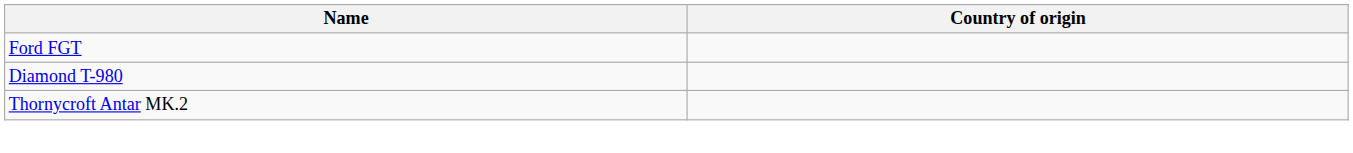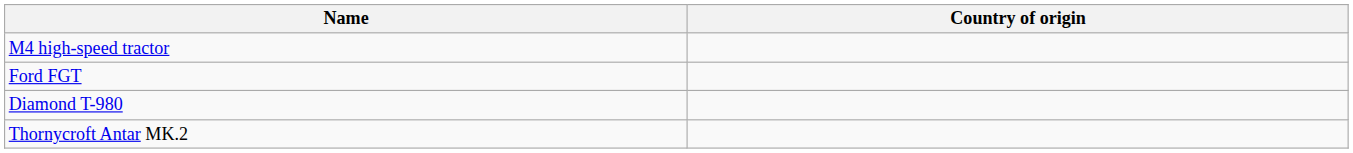+ row: (89, 47)
